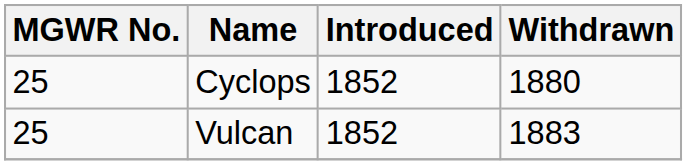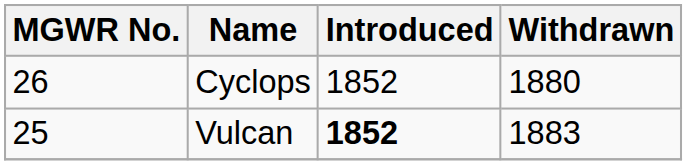(31, 81) 25 -> (31, 81) 26
(362, 133) normal -> (362, 133) bold
